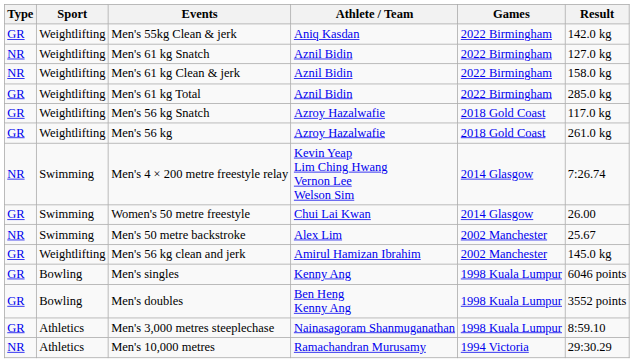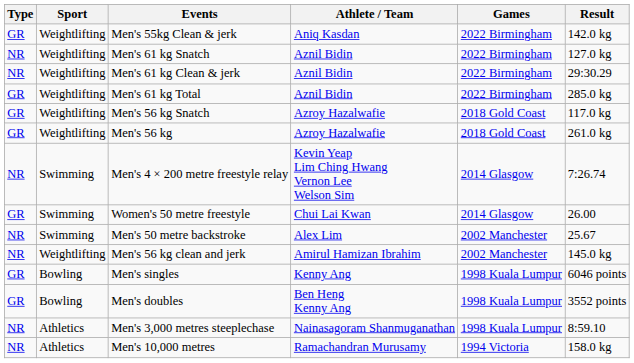(590, 73) 158.0 kg -> (590, 73) 29:30.29
(16, 254) GR -> (16, 254) NR
(16, 327) GR -> (16, 327) NR
(590, 347) 29:30.29 -> (590, 347) 158.0 kg
